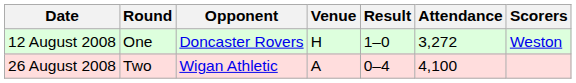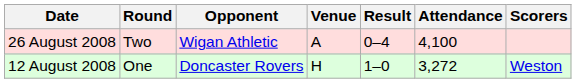rows swapped: (62, 41) <-> (62, 66)
